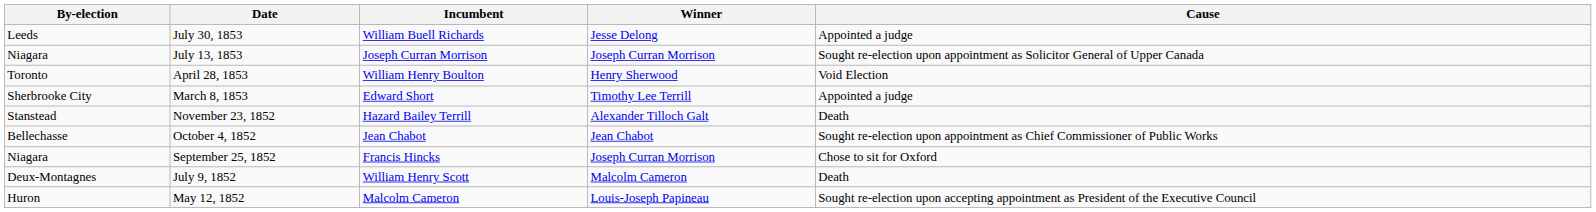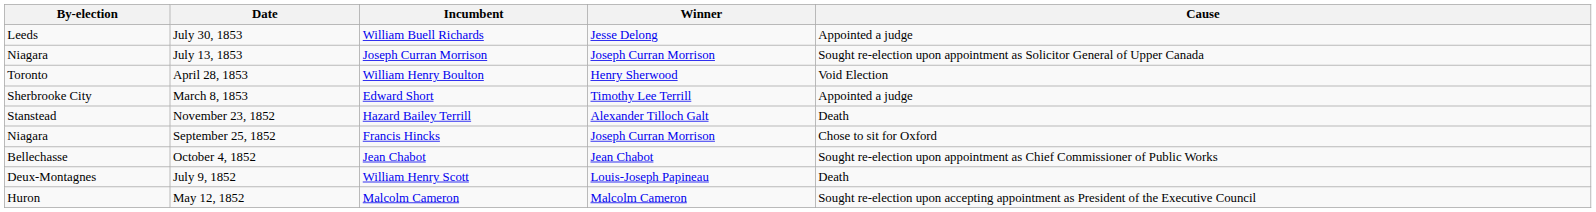rows swapped: (214, 136) <-> (224, 156)
(639, 177) Malcolm Cameron -> (650, 177) Louis-Joseph Papineau
(650, 197) Louis-Joseph Papineau -> (639, 197) Malcolm Cameron
